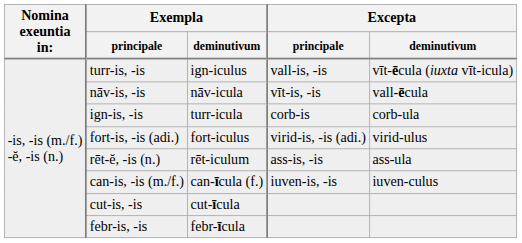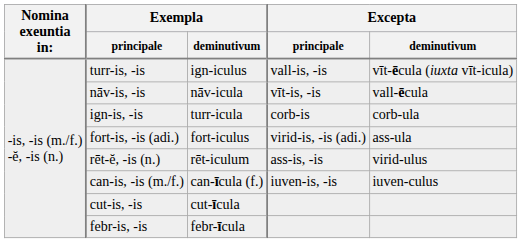(400, 137) virid-ulus -> (392, 137) ass-ula
(392, 159) ass-ula -> (400, 159) virid-ulus
